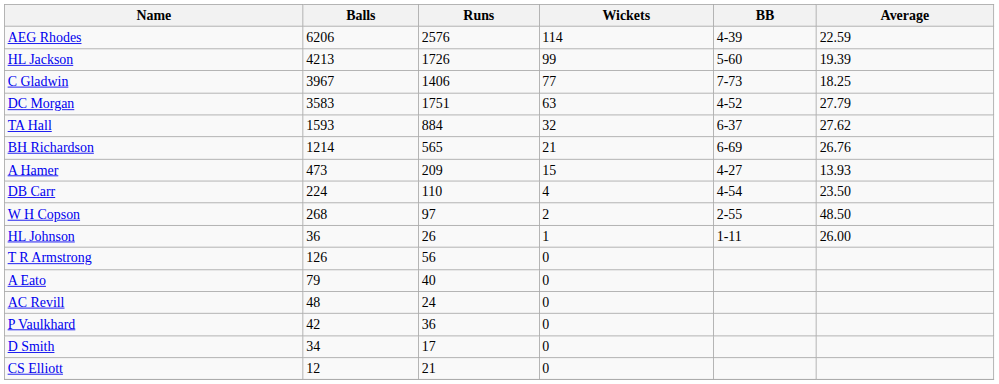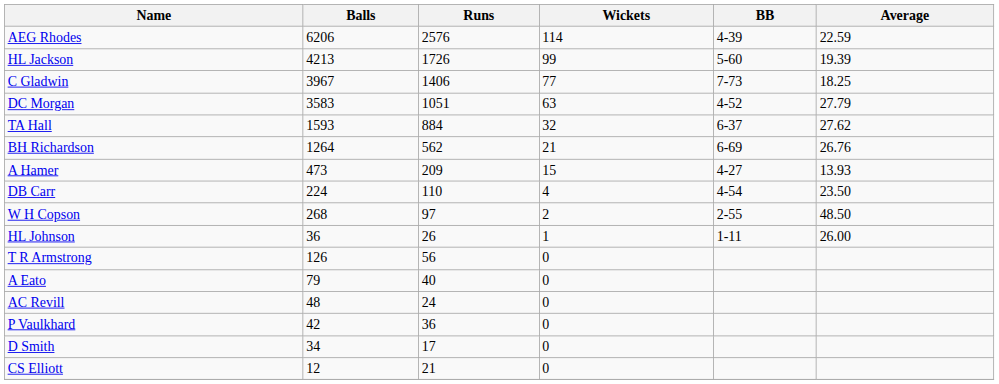(436, 103) 1751 -> (436, 103) 1051
(320, 147) 1214 -> (320, 147) 1264
(432, 147) 565 -> (432, 147) 562
